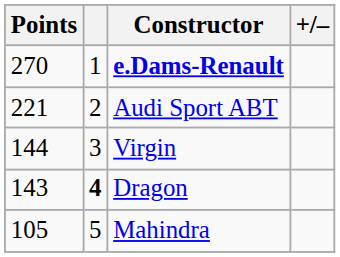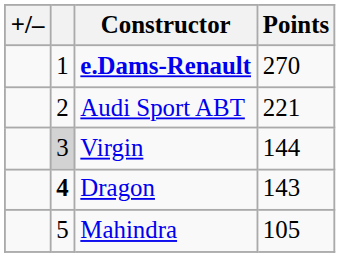columns swapped: (312, 24) <-> (44, 24)
(95, 147) no background -> (62, 147) lightgrey background
